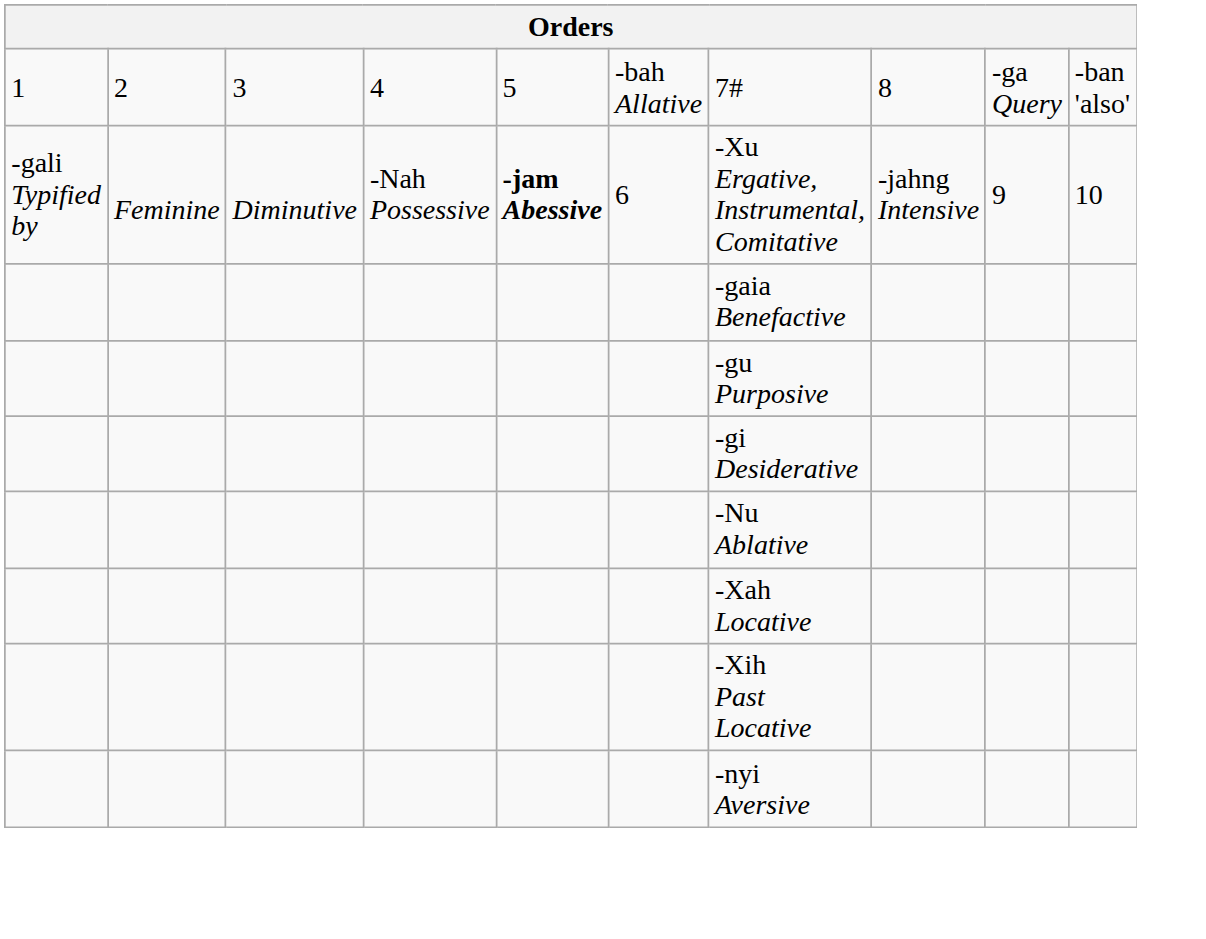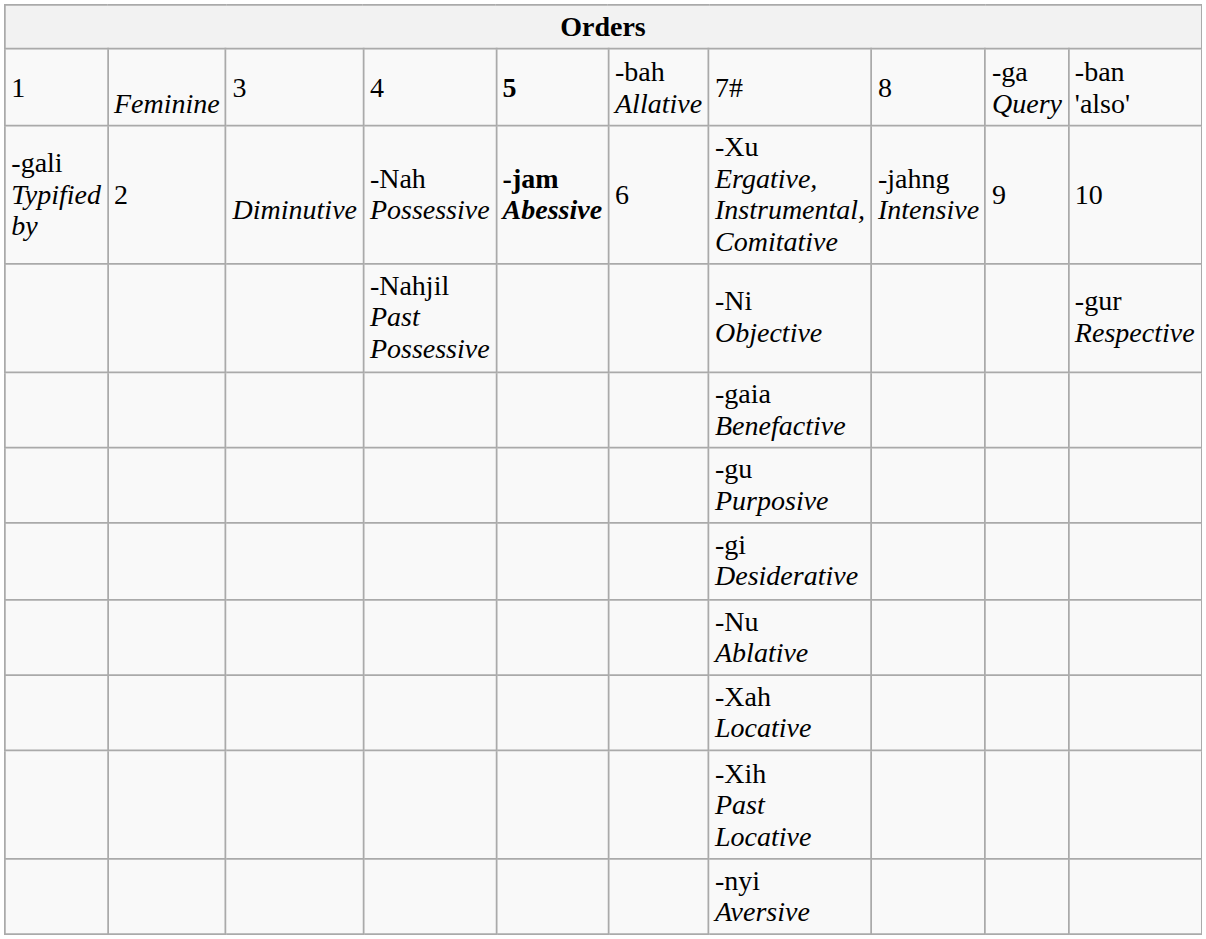(121, 86) 2 -> (167, 102) Feminine
(510, 86) normal -> (510, 86) bold
(167, 210) Feminine -> (121, 194) 2
+ row: (56, 318)
